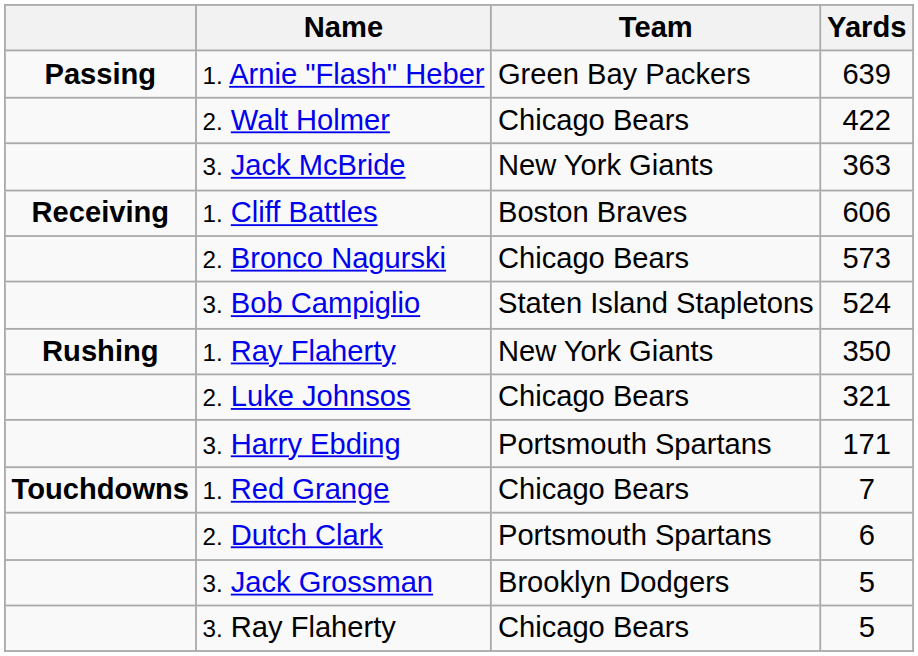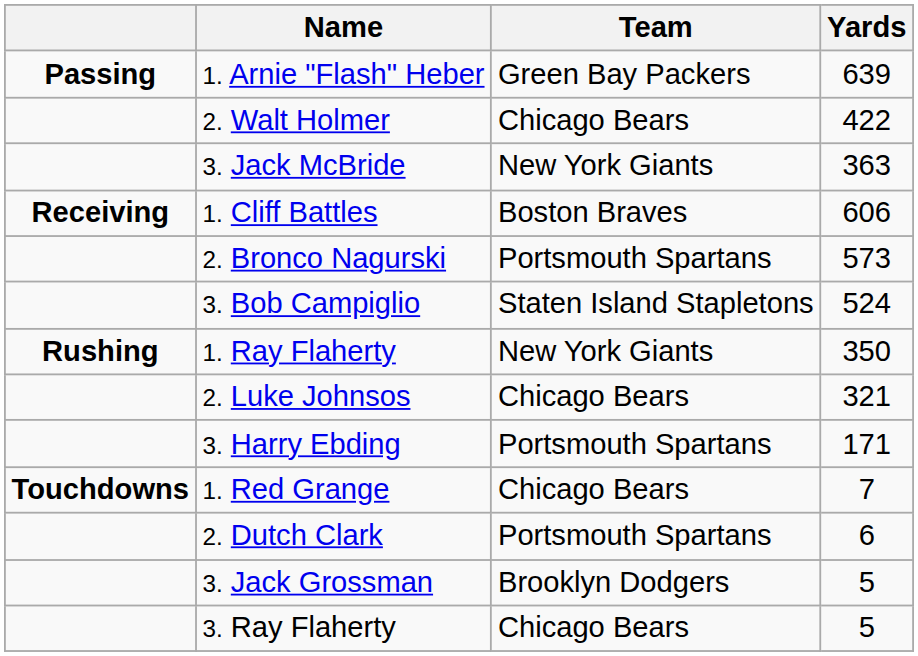(593, 258) Chicago Bears -> (635, 258) Portsmouth Spartans
